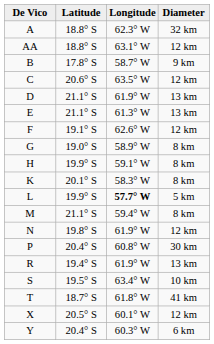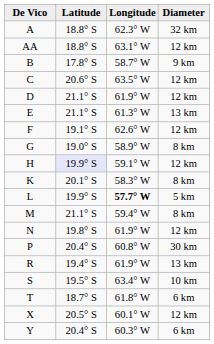(184, 96) 13 km -> (184, 96) 12 km
(81, 163) no background -> (81, 163) lavender background
(184, 163) 8 km -> (184, 163) 12 km
(184, 297) 41 km -> (184, 297) 6 km
